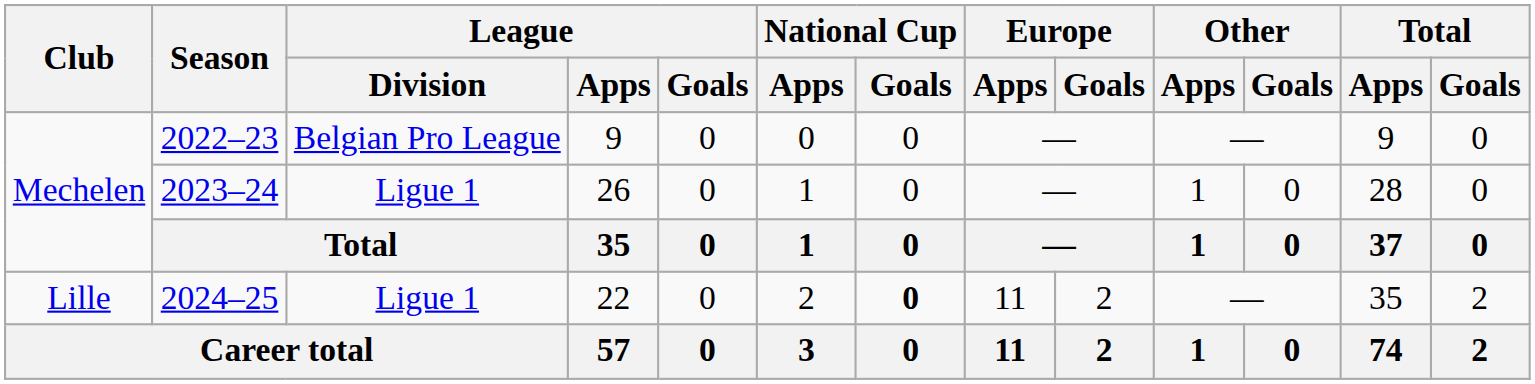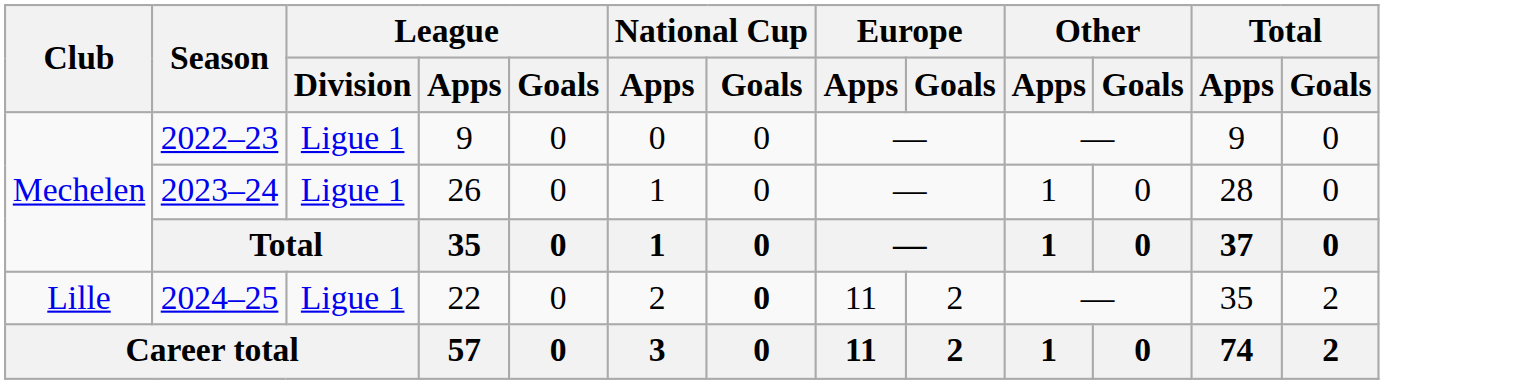(427, 137) Belgian Pro League -> (353, 137) Ligue 1
